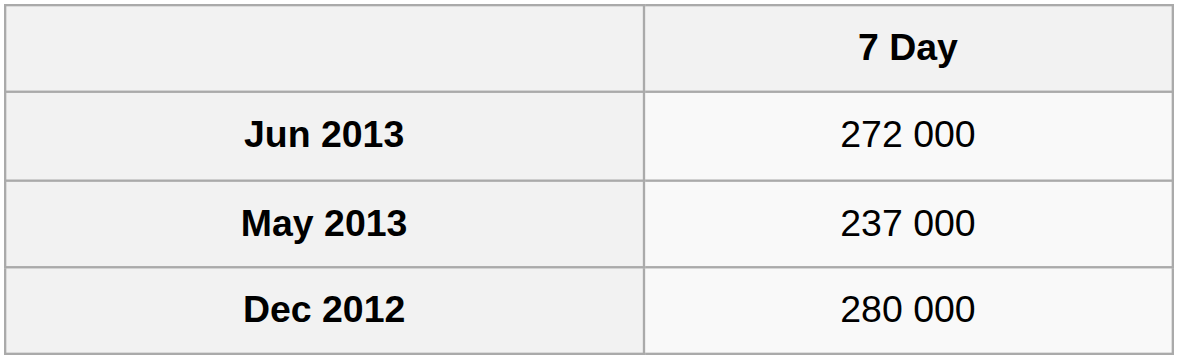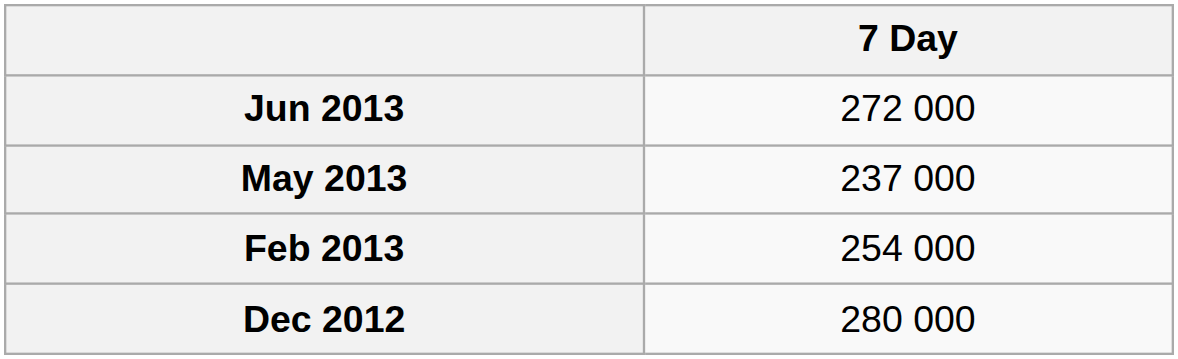+ row: (324, 248)
